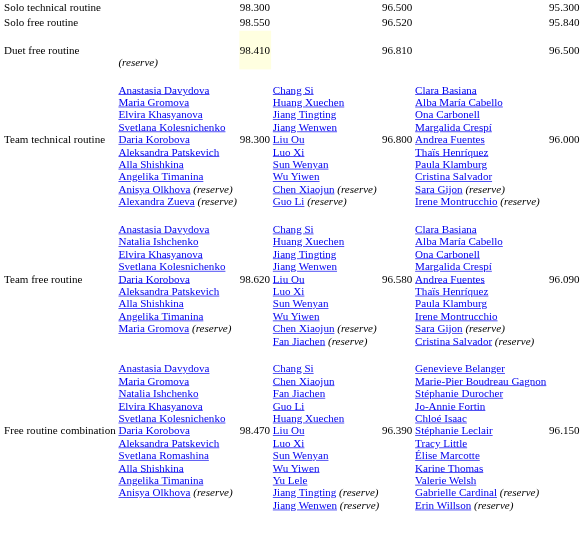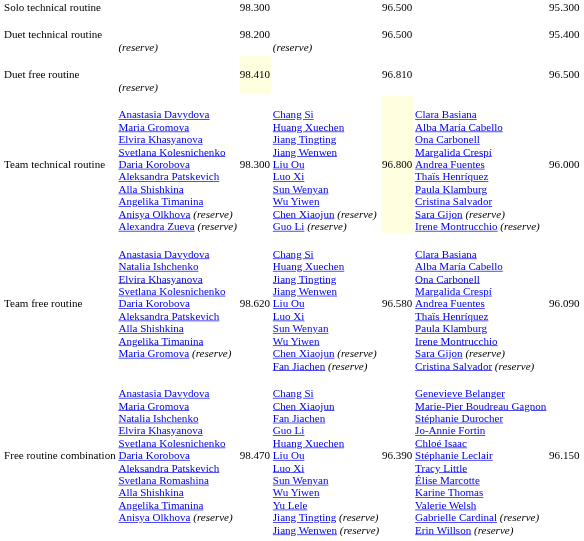- row: (41, 22)
+ row: (53, 35)
(397, 139) no background -> (397, 164) lightyellow background
